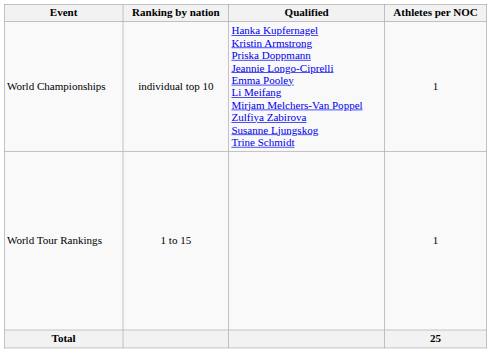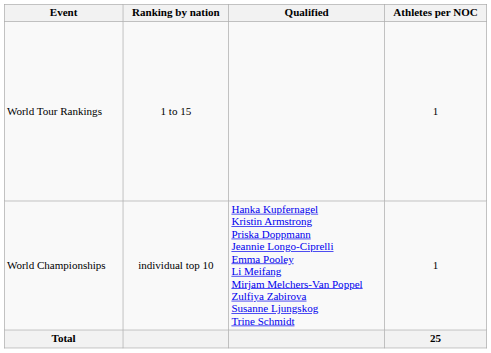rows swapped: (54, 240) <-> (56, 86)
